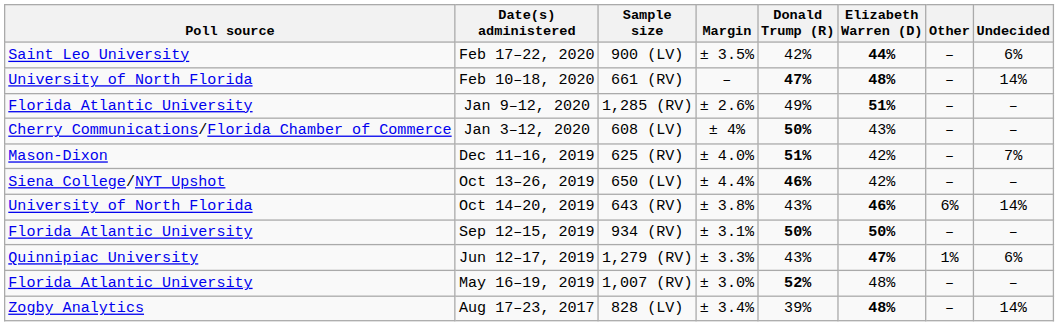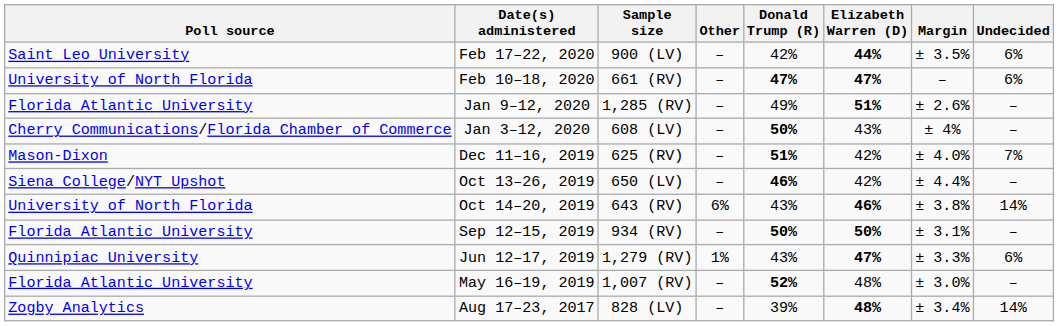columns swapped: (727, 31) <-> (949, 31)
(882, 80) 48% -> (868, 80) 47%
(1013, 80) 14% -> (1013, 80) 6%
